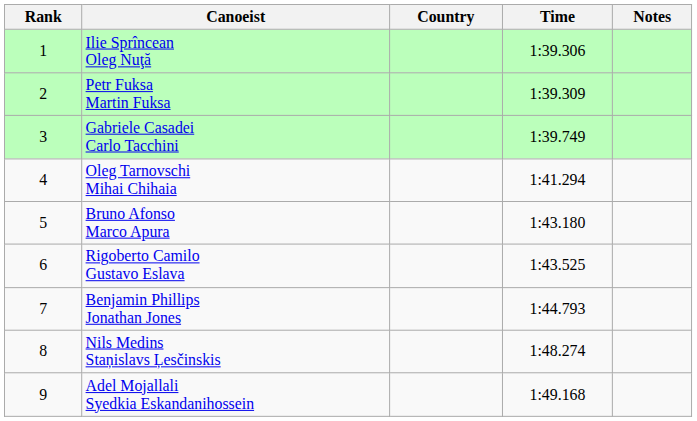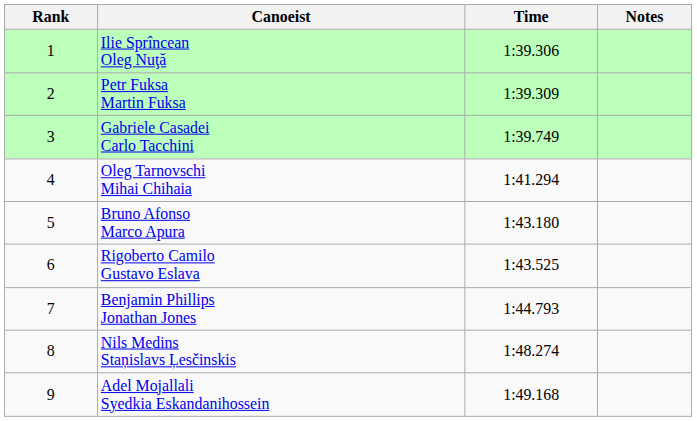- column: (446, 17)
